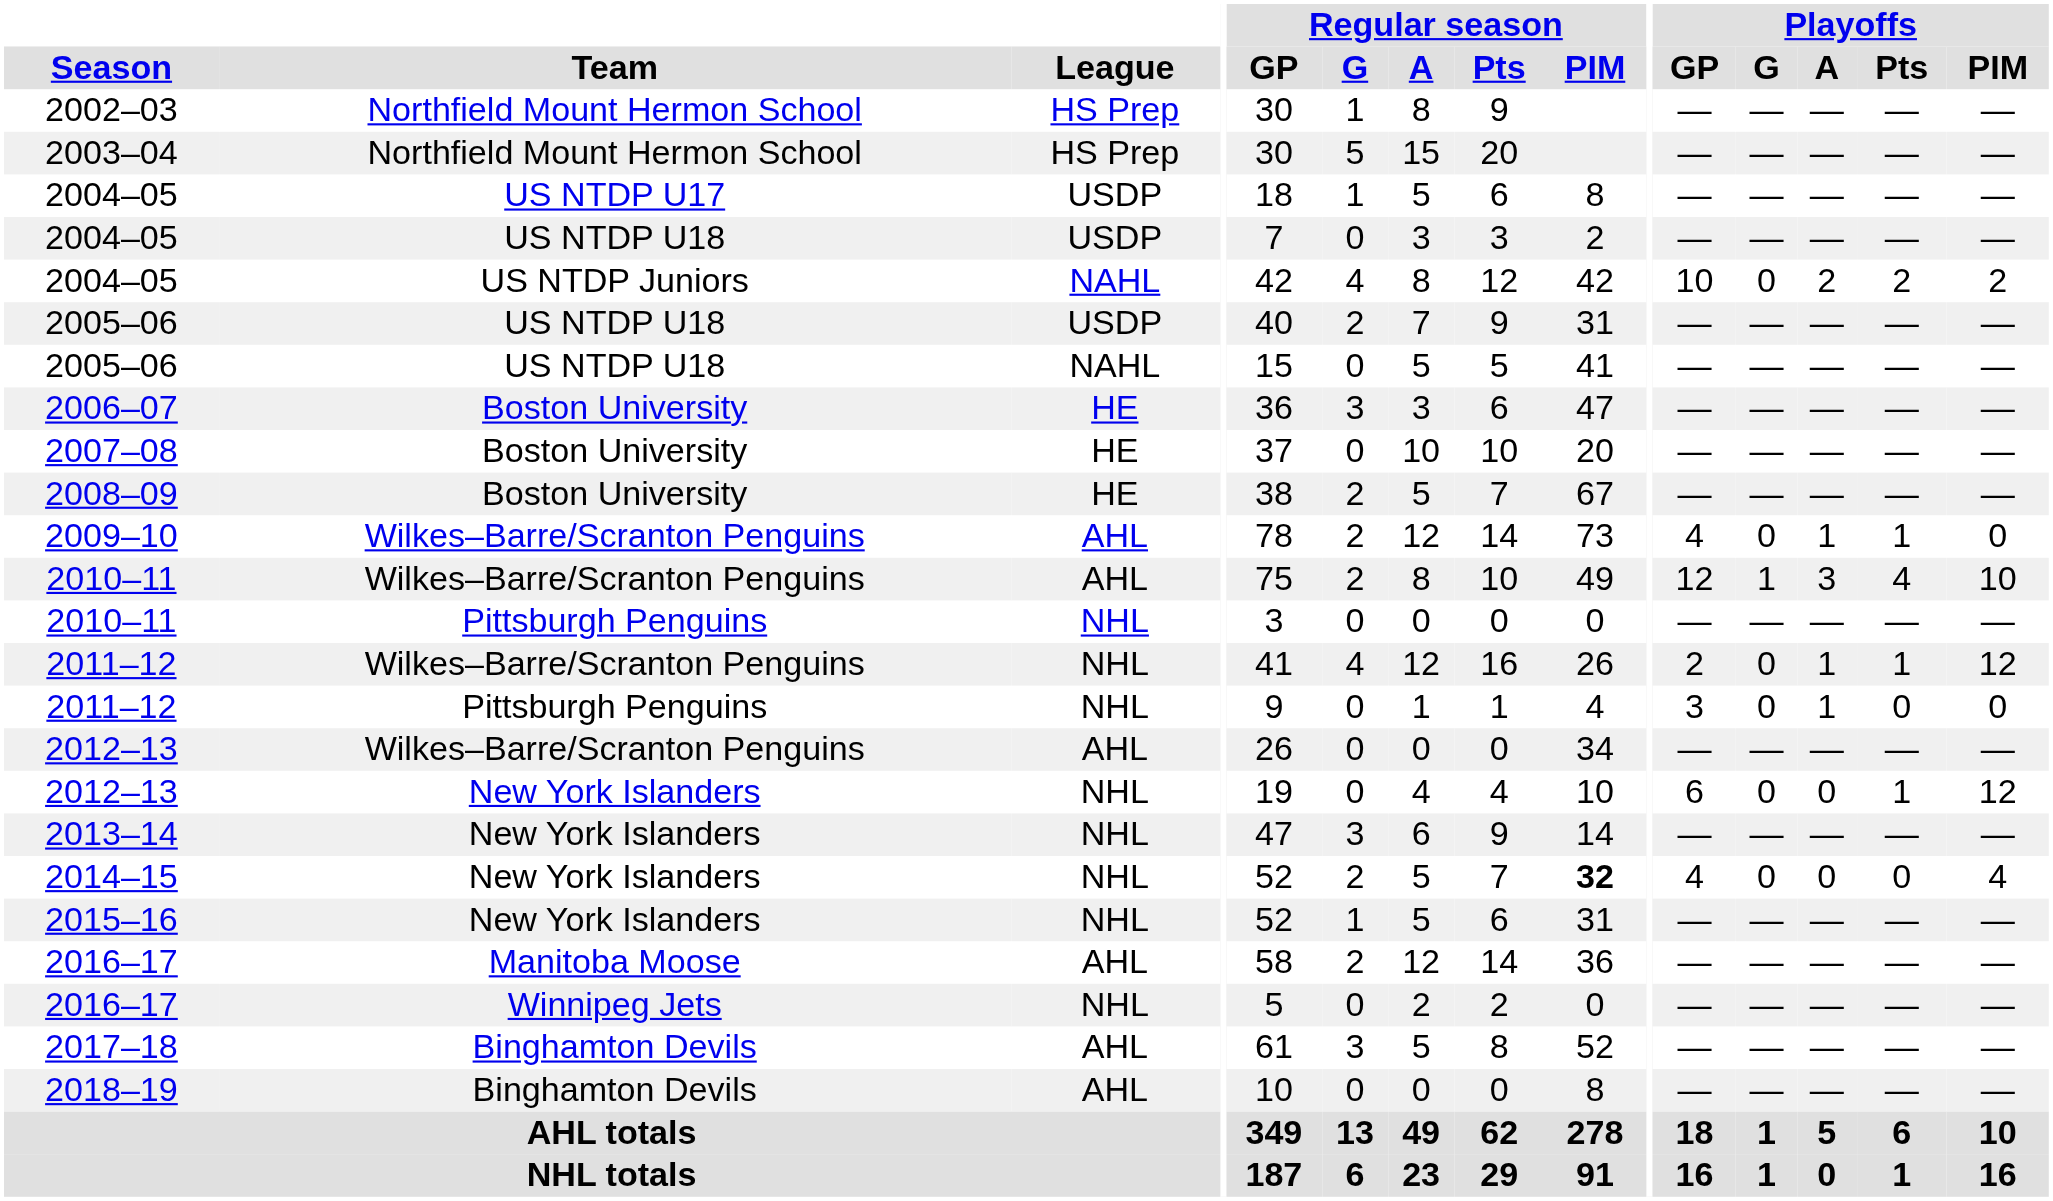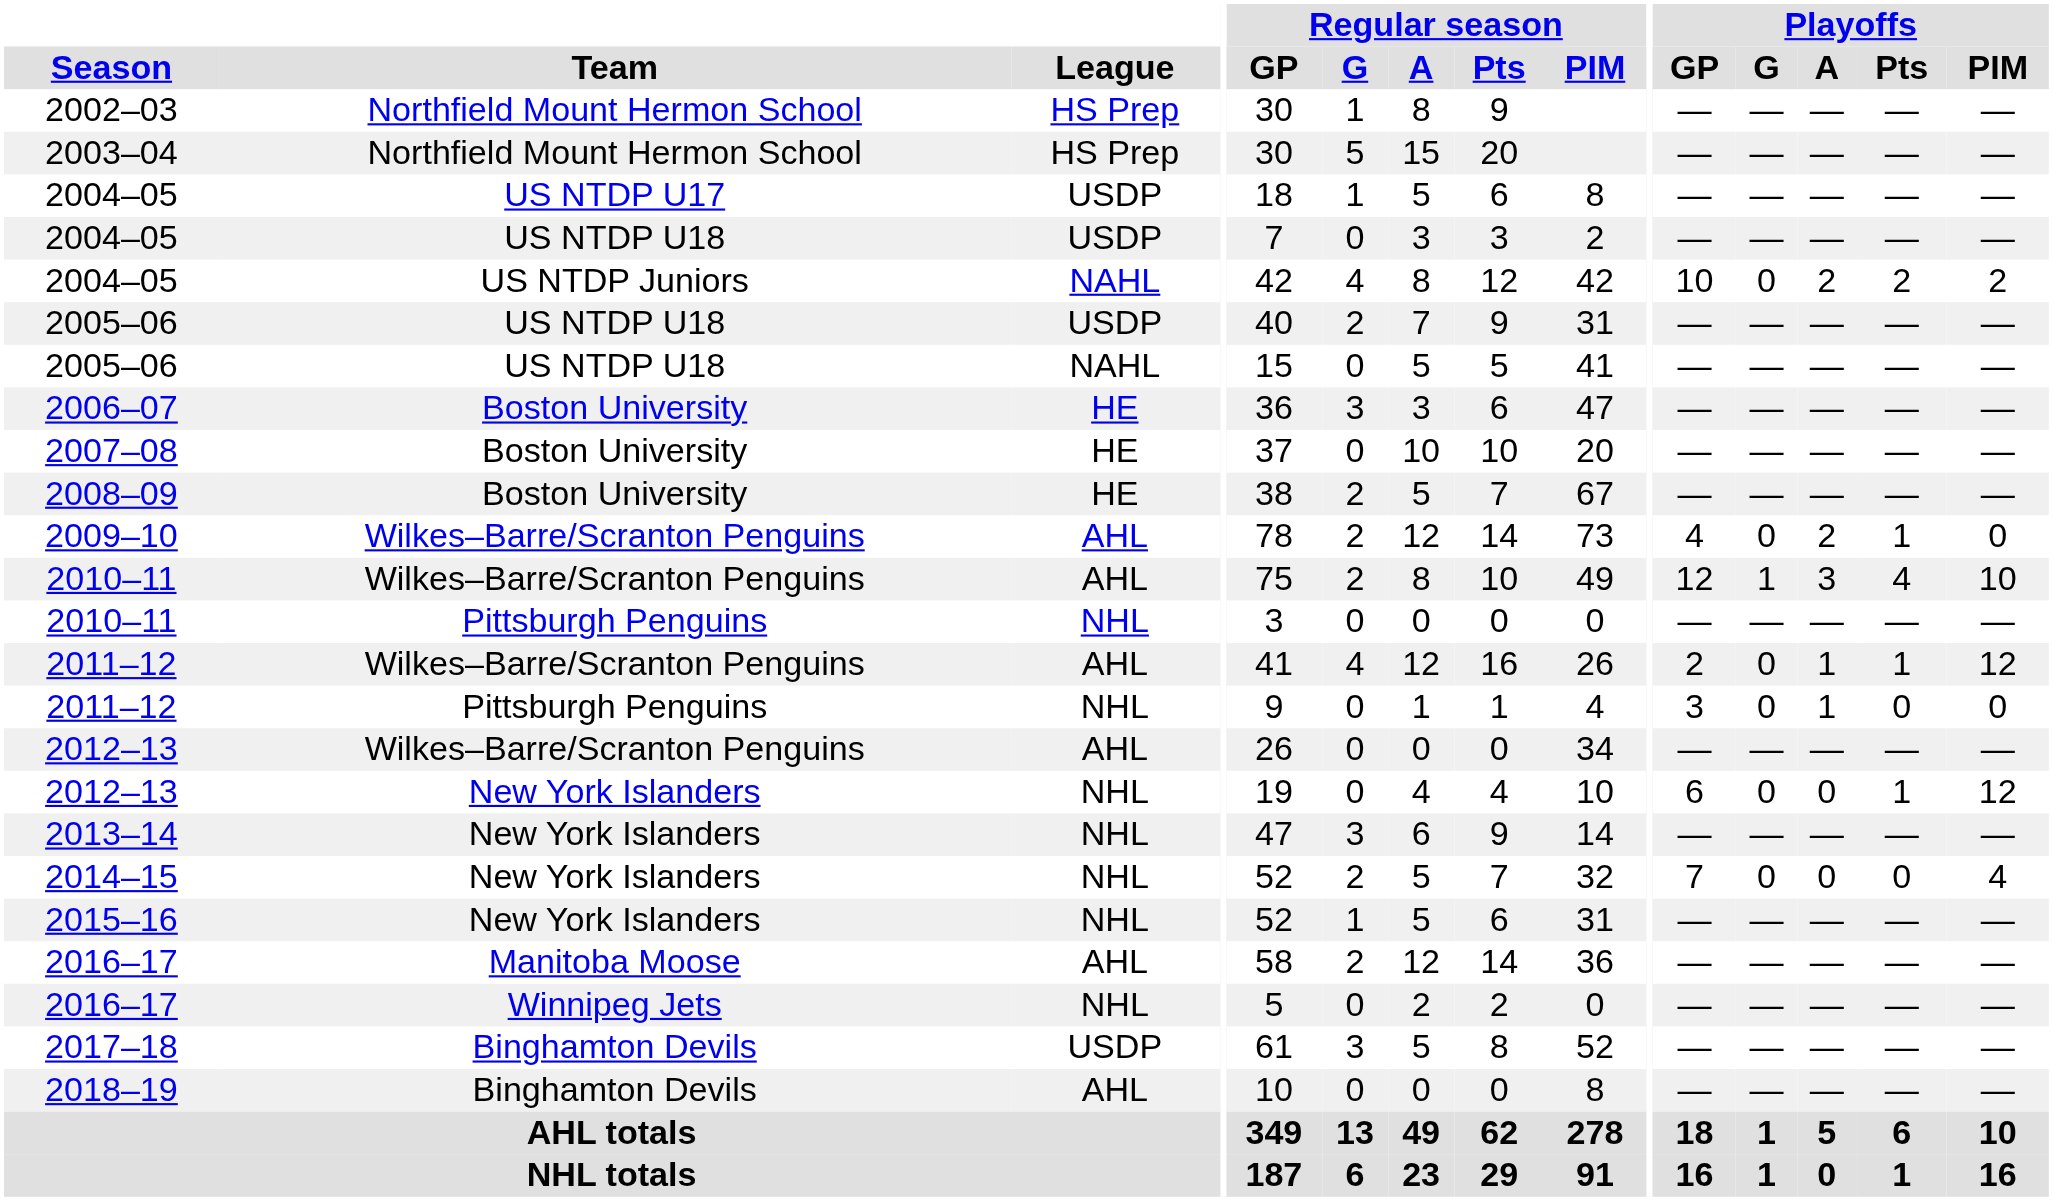(1827, 535) 1 -> (1827, 535) 2
(1115, 663) NHL -> (1115, 663) AHL
(1595, 876) bold -> (1595, 876) normal
(1695, 876) 4 -> (1695, 876) 7
(1115, 1047) AHL -> (1115, 1047) USDP
